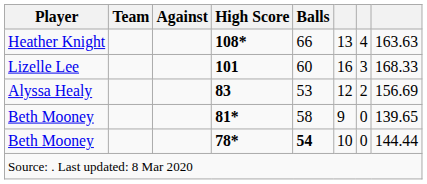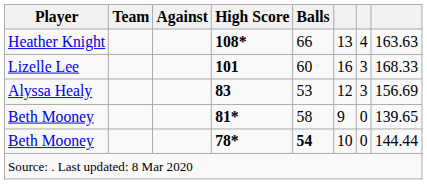(364, 91) 2 -> (364, 91) 3
